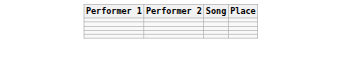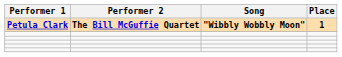+ row: (38, 25)
